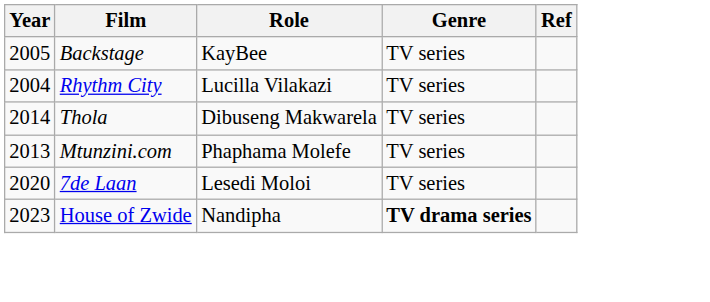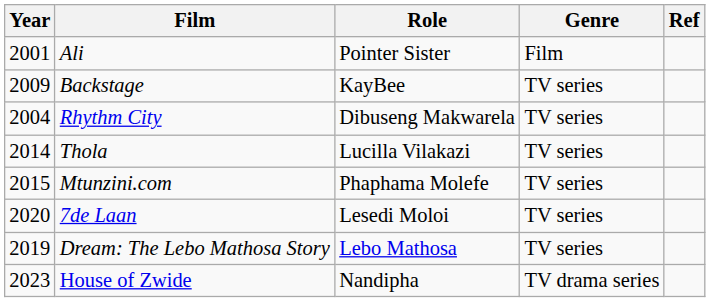+ row: (72, 53)
(30, 53) 2005 -> (30, 85) 2009
(267, 85) Lucilla Vilakazi -> (427, 118) Dibuseng Makwarela
(289, 118) Dibuseng Makwarela -> (405, 150) Lucilla Vilakazi
(30, 150) 2013 -> (30, 183) 2015
+ row: (195, 248)
(459, 215) bold -> (592, 280) normal
